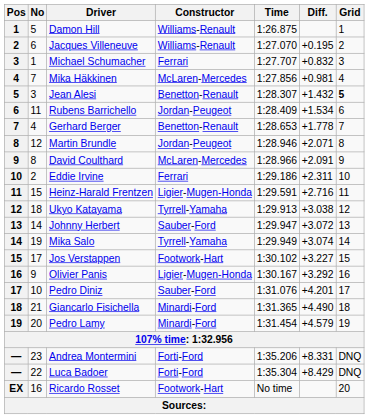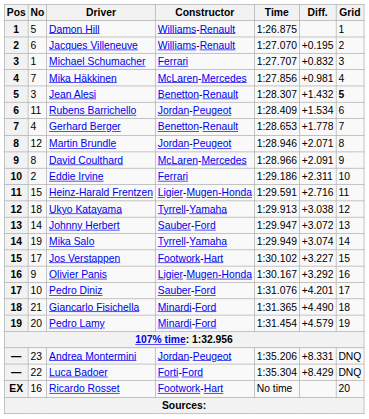(180, 356) Forti-Ford -> (195, 356) Jordan-Peugeot
